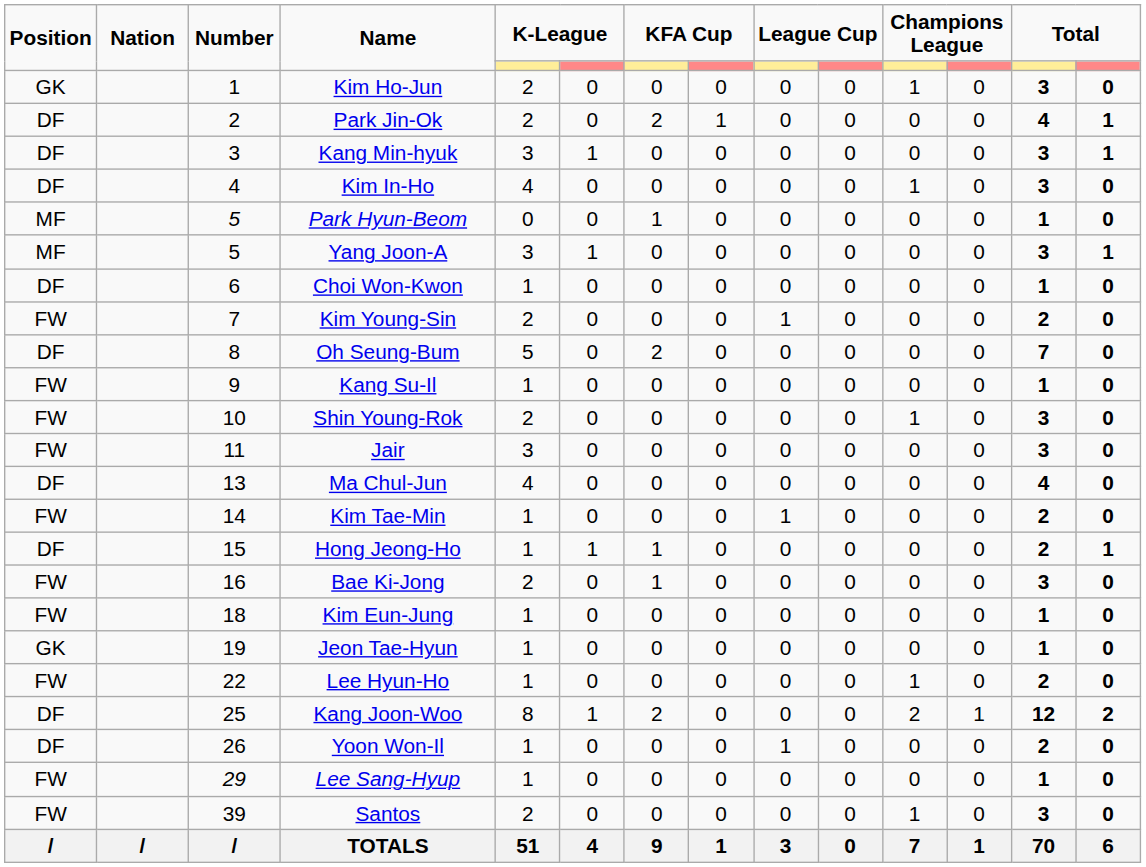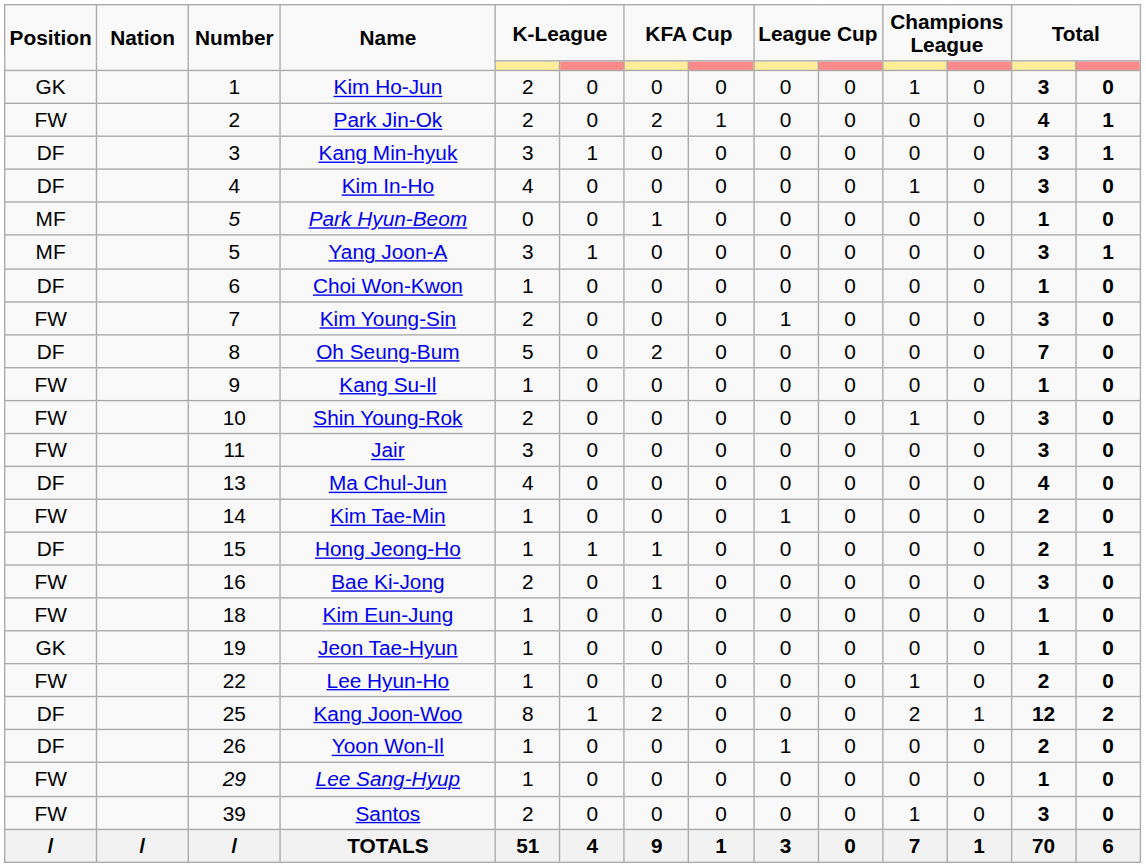(51, 120) DF -> (51, 120) FW
(1044, 318) 2 -> (1044, 318) 3
